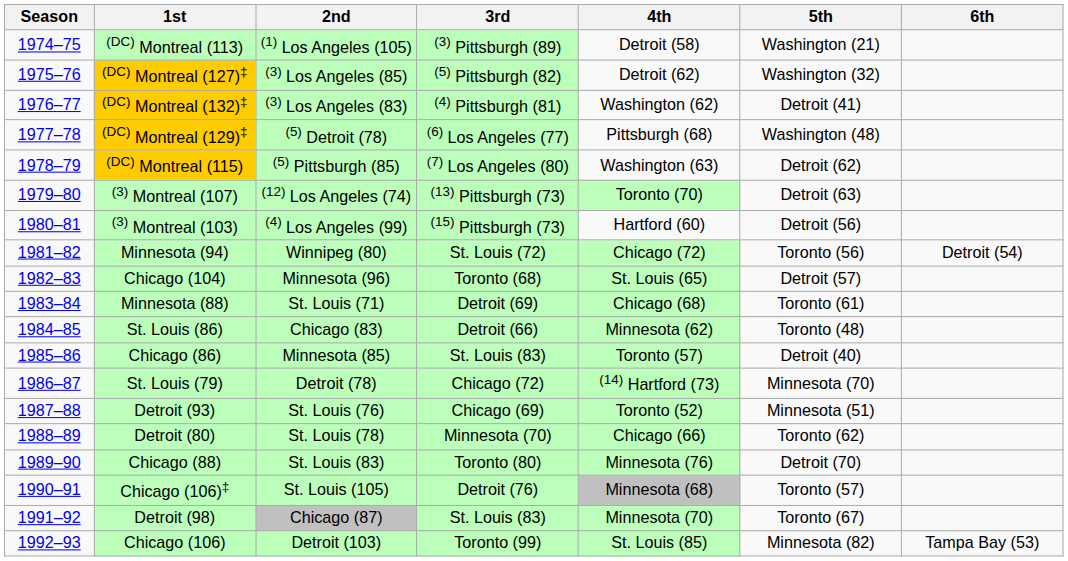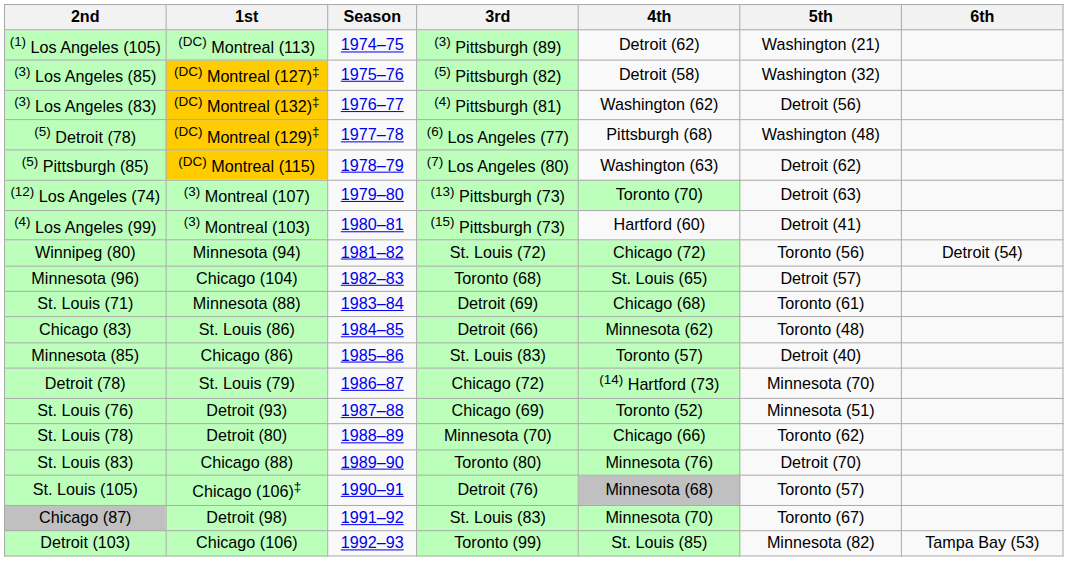columns swapped: (49, 17) <-> (336, 17)
(659, 45) Detroit (58) -> (659, 45) Detroit (62)
(659, 75) Detroit (62) -> (659, 75) Detroit (58)
(821, 105) Detroit (41) -> (821, 105) Detroit (56)
(821, 225) Detroit (56) -> (821, 225) Detroit (41)
